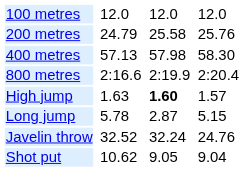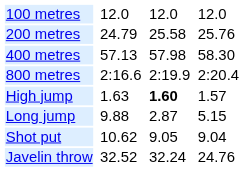(115, 116) 5.78 -> (115, 116) 9.88
rows swapped: (34, 157) <-> (49, 136)
